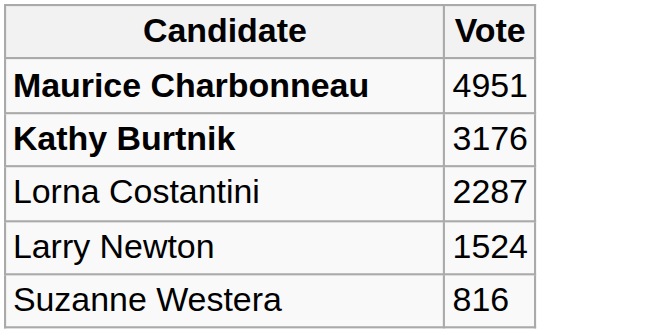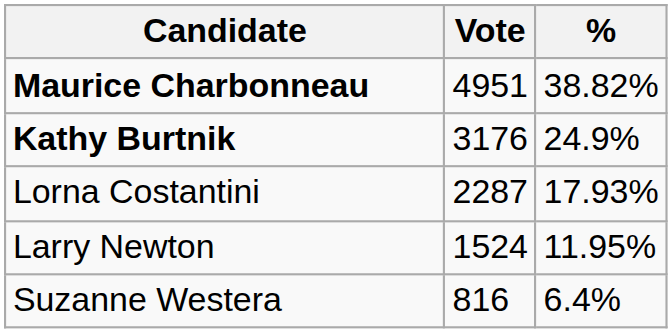+ column: (601, 31)
